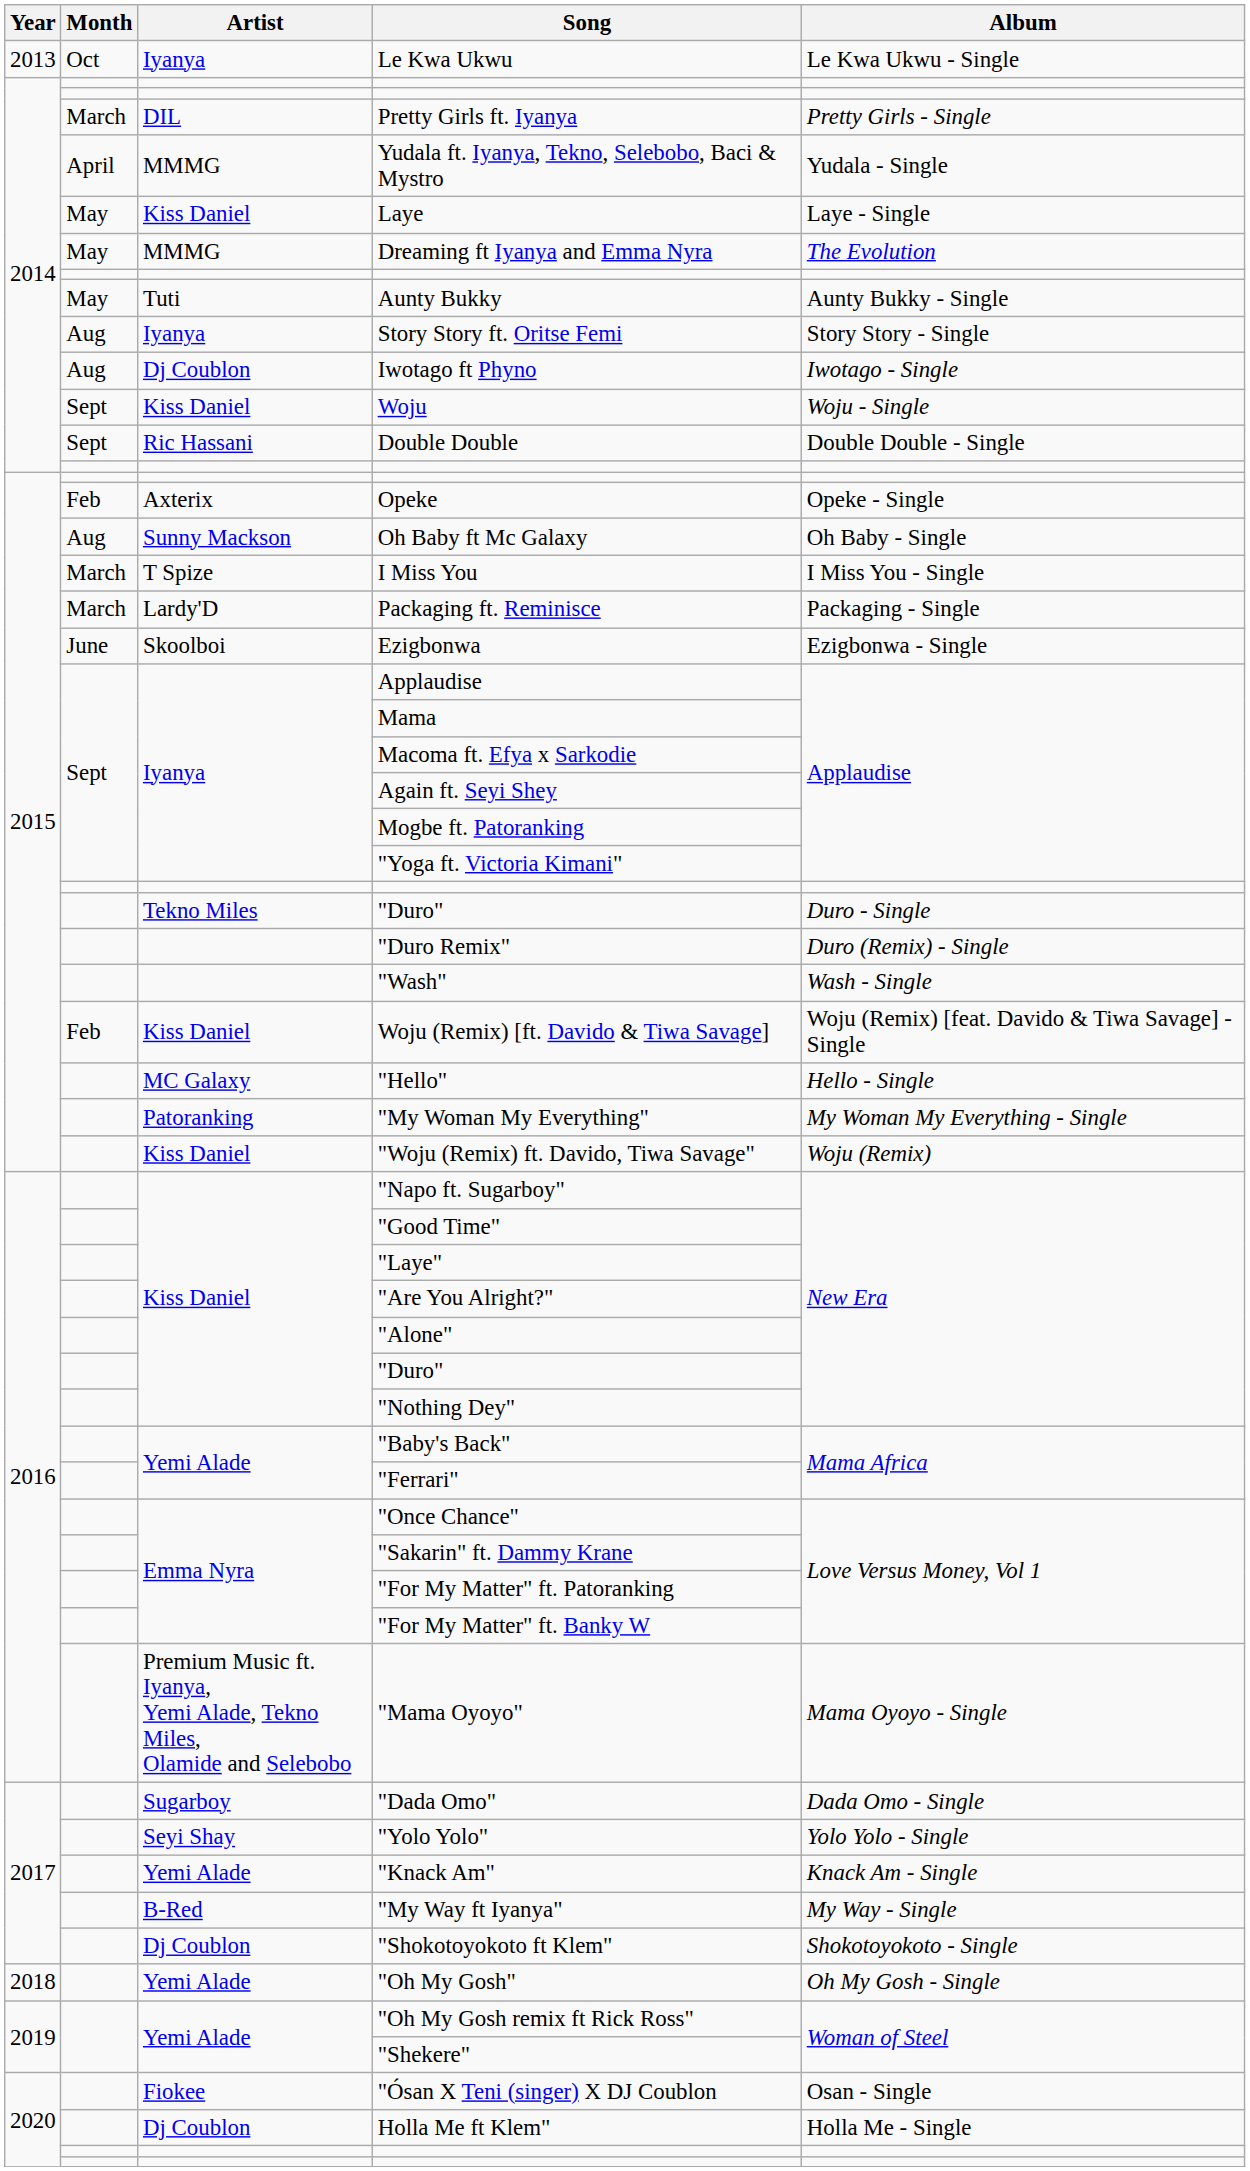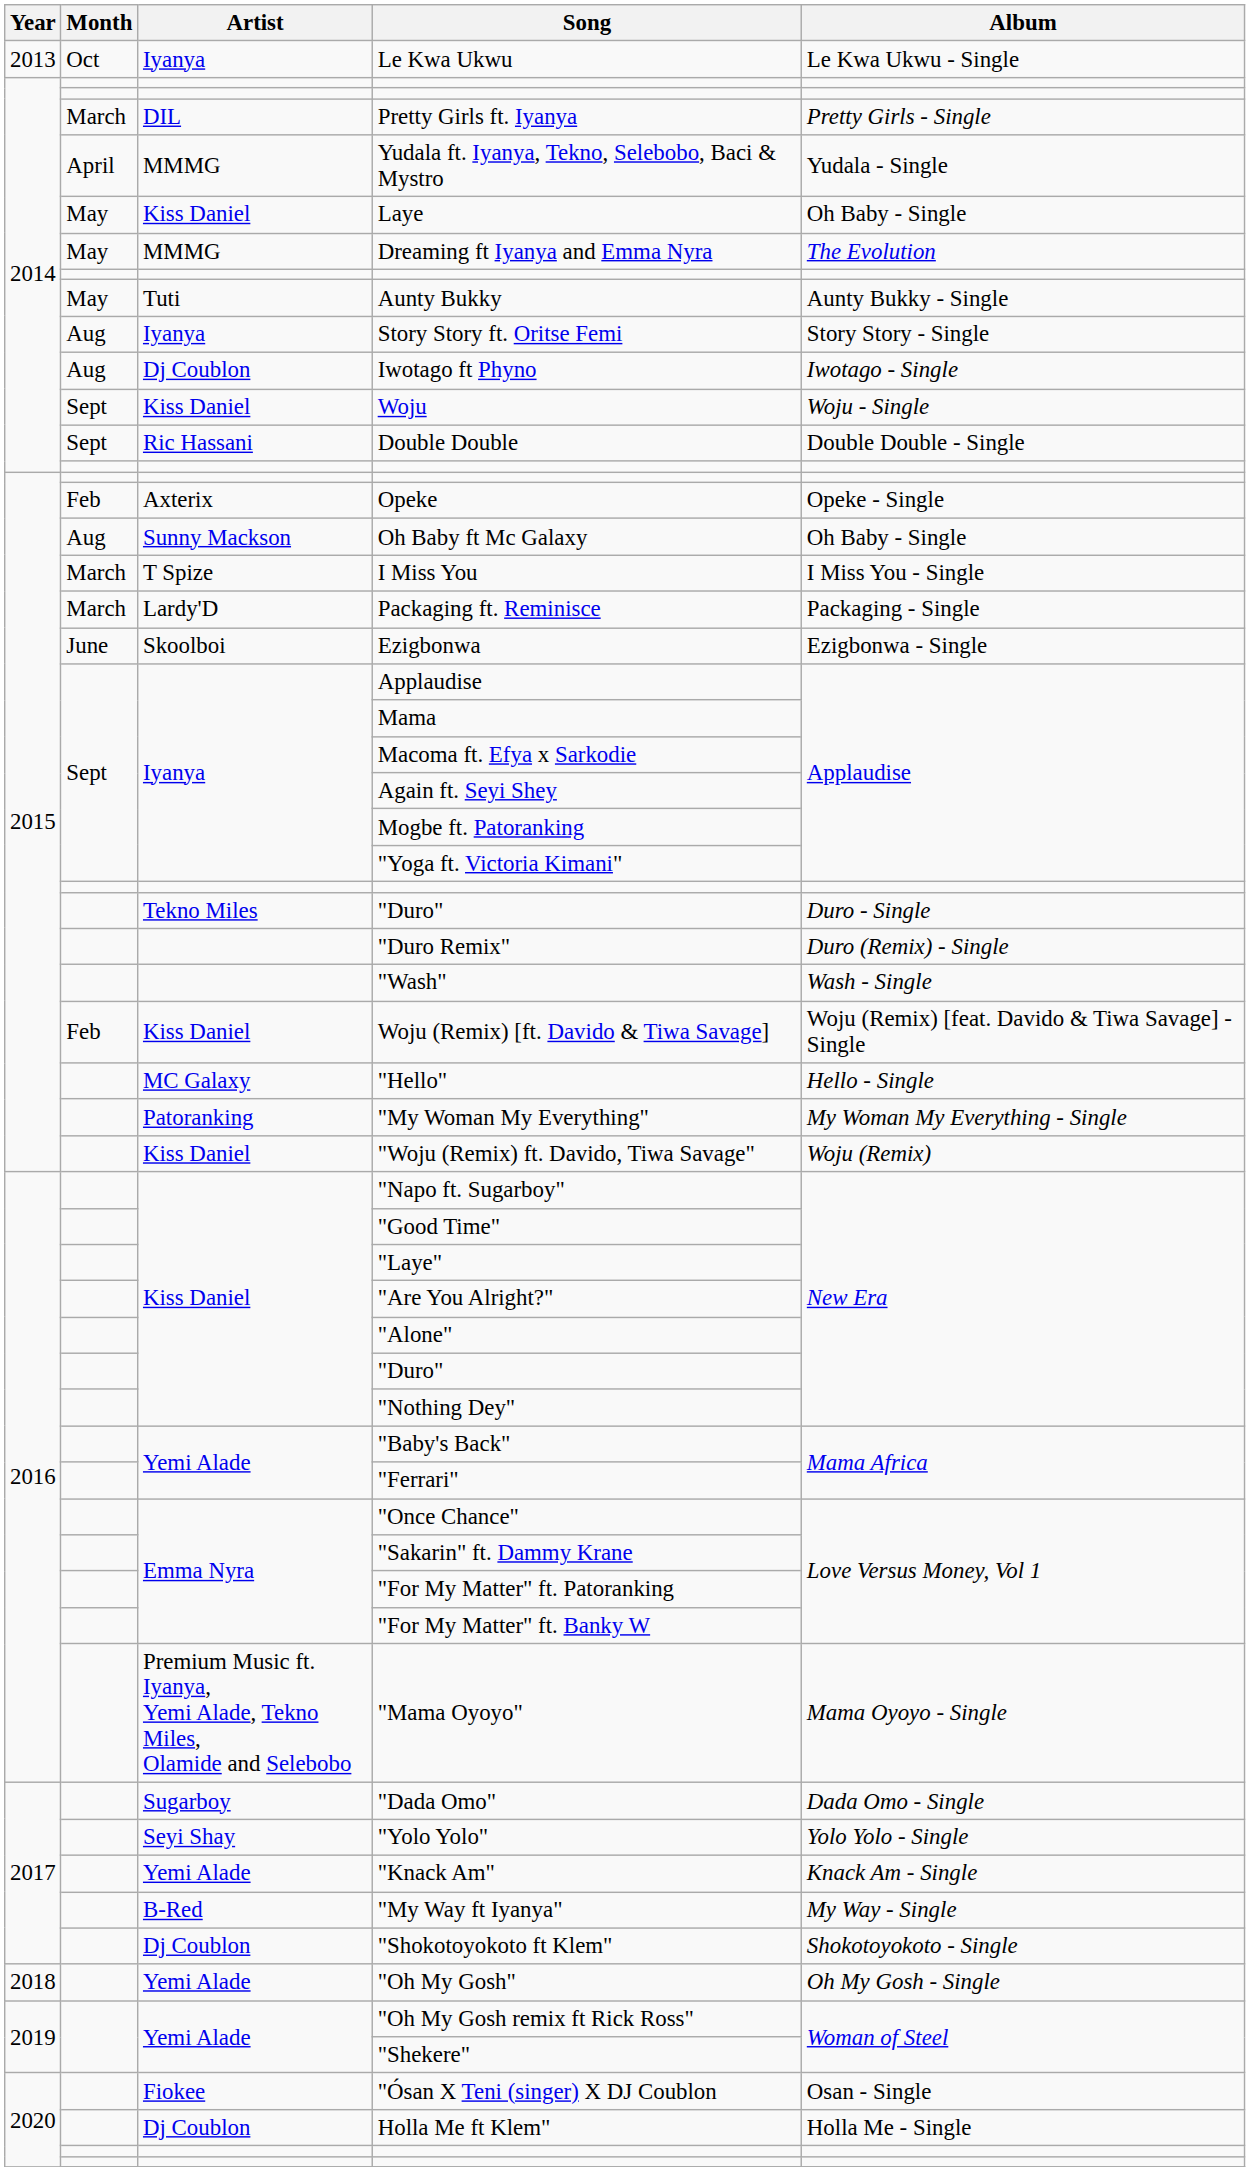(868, 214) Laye - Single -> (887, 214) Oh Baby - Single
